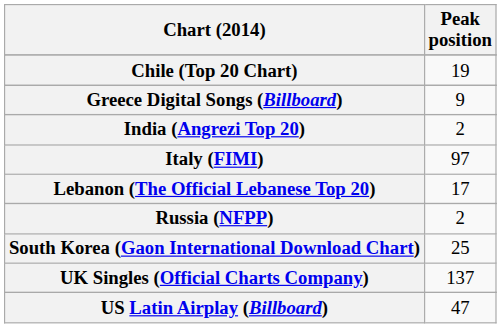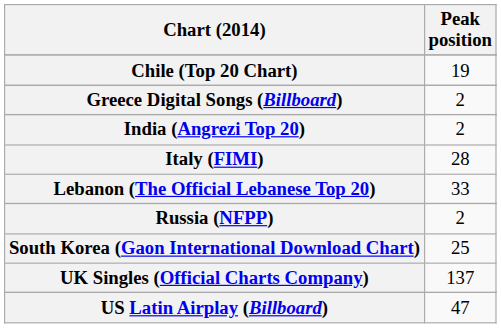(460, 99) 9 -> (460, 99) 2
(460, 159) 97 -> (460, 159) 28
(460, 188) 17 -> (460, 188) 33
